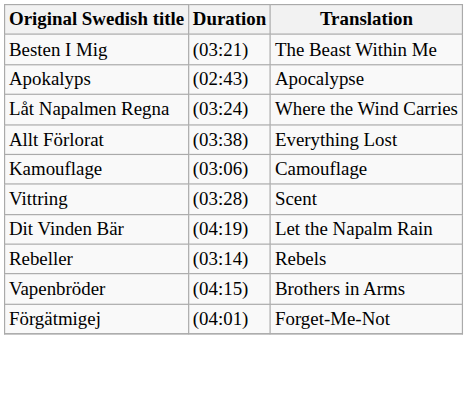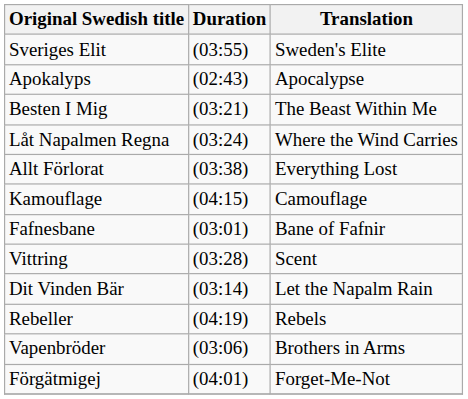+ row: (57, 49)
rows swapped: (50, 79) <-> (58, 49)
(221, 169) (03:06) -> (221, 199) (04:15)
+ row: (52, 229)
(221, 229) (04:19) -> (221, 288) (03:14)
(221, 259) (03:14) -> (221, 318) (04:19)
(221, 288) (04:15) -> (221, 348) (03:06)
